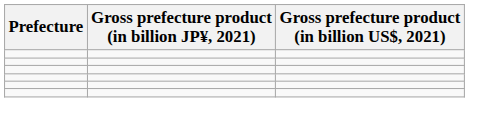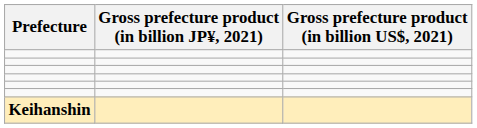+ row: (49, 109)
